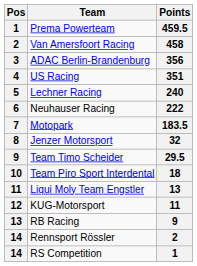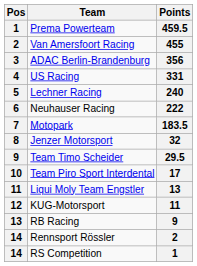(175, 44) 458 -> (175, 44) 455
(175, 76) 351 -> (175, 76) 331
(175, 173) 18 -> (175, 173) 17
